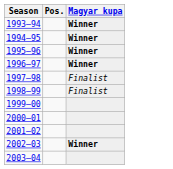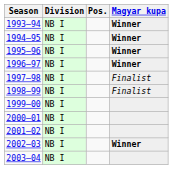+ column: (64, 11)
